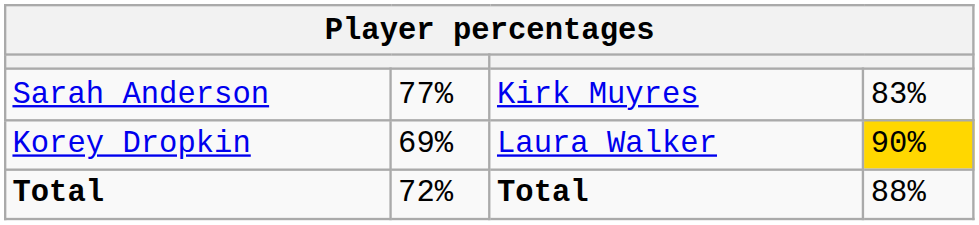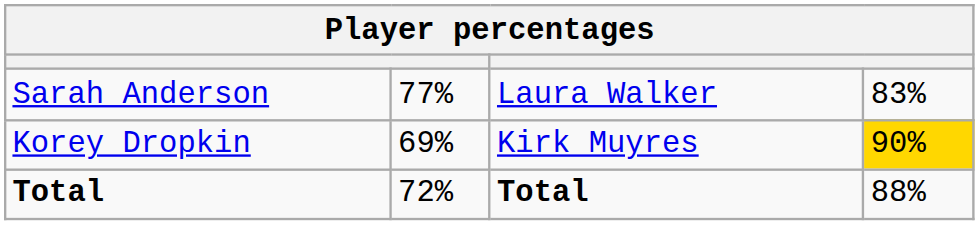(598, 94) Kirk Muyres -> (607, 94) Laura Walker
(607, 144) Laura Walker -> (598, 144) Kirk Muyres
